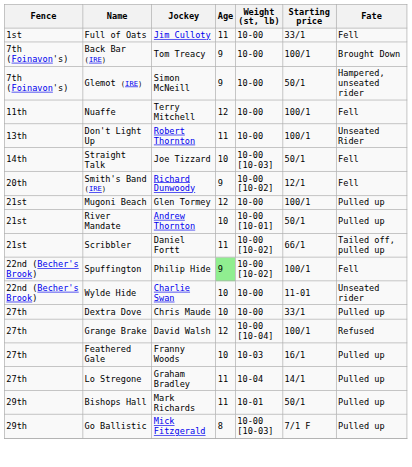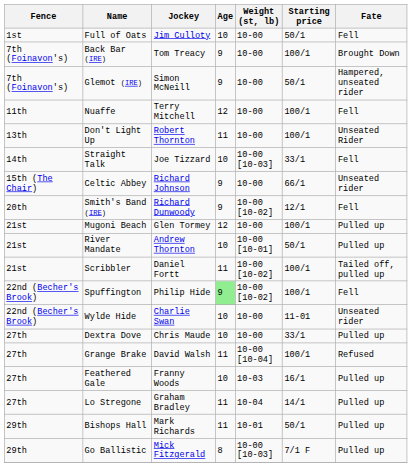(223, 35) 11 -> (223, 35) 10
(295, 35) 33/1 -> (295, 35) 50/1
(295, 160) 50/1 -> (295, 160) 33/1
+ row: (115, 183)
(295, 245) 66/1 -> (297, 269) 100/1
(223, 331) 12 -> (223, 355) 11
